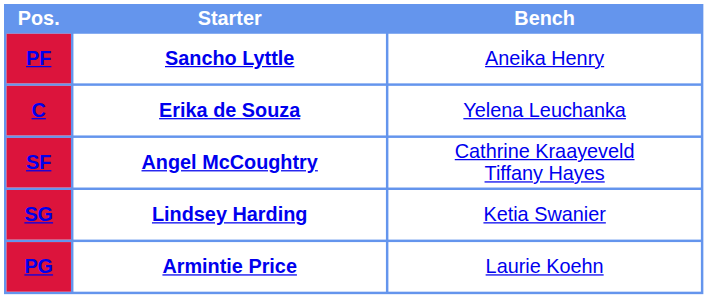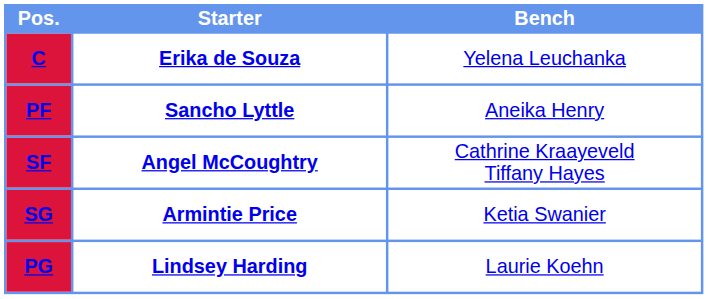rows swapped: (39, 110) <-> (39, 58)
(230, 214) Lindsey Harding -> (230, 214) Armintie Price
(230, 266) Armintie Price -> (230, 266) Lindsey Harding
